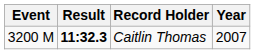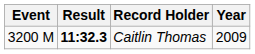(231, 37) 2007 -> (231, 37) 2009
